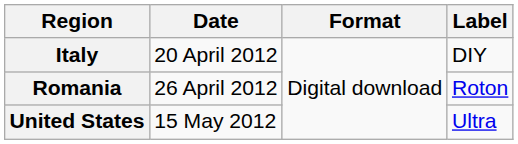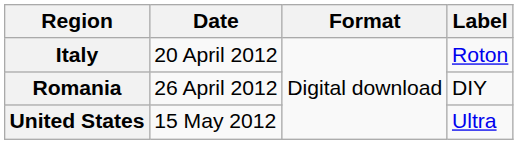(470, 54) DIY -> (480, 54) Roton
(480, 88) Roton -> (470, 88) DIY
